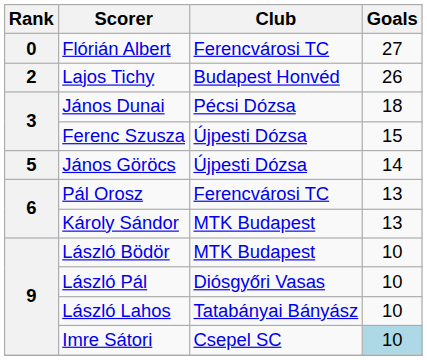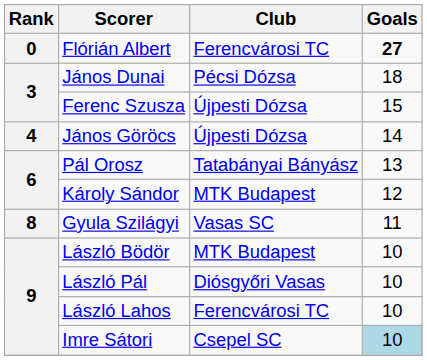(392, 48) normal -> (392, 48) bold
- row: (108, 77)
(31, 164) 5 -> (31, 135) 4
(261, 194) Ferencvárosi TC -> (276, 164) Tatabányai Bányász
(392, 223) 13 -> (392, 194) 12
+ row: (121, 223)
(276, 310) Tatabányai Bányász -> (261, 310) Ferencvárosi TC
